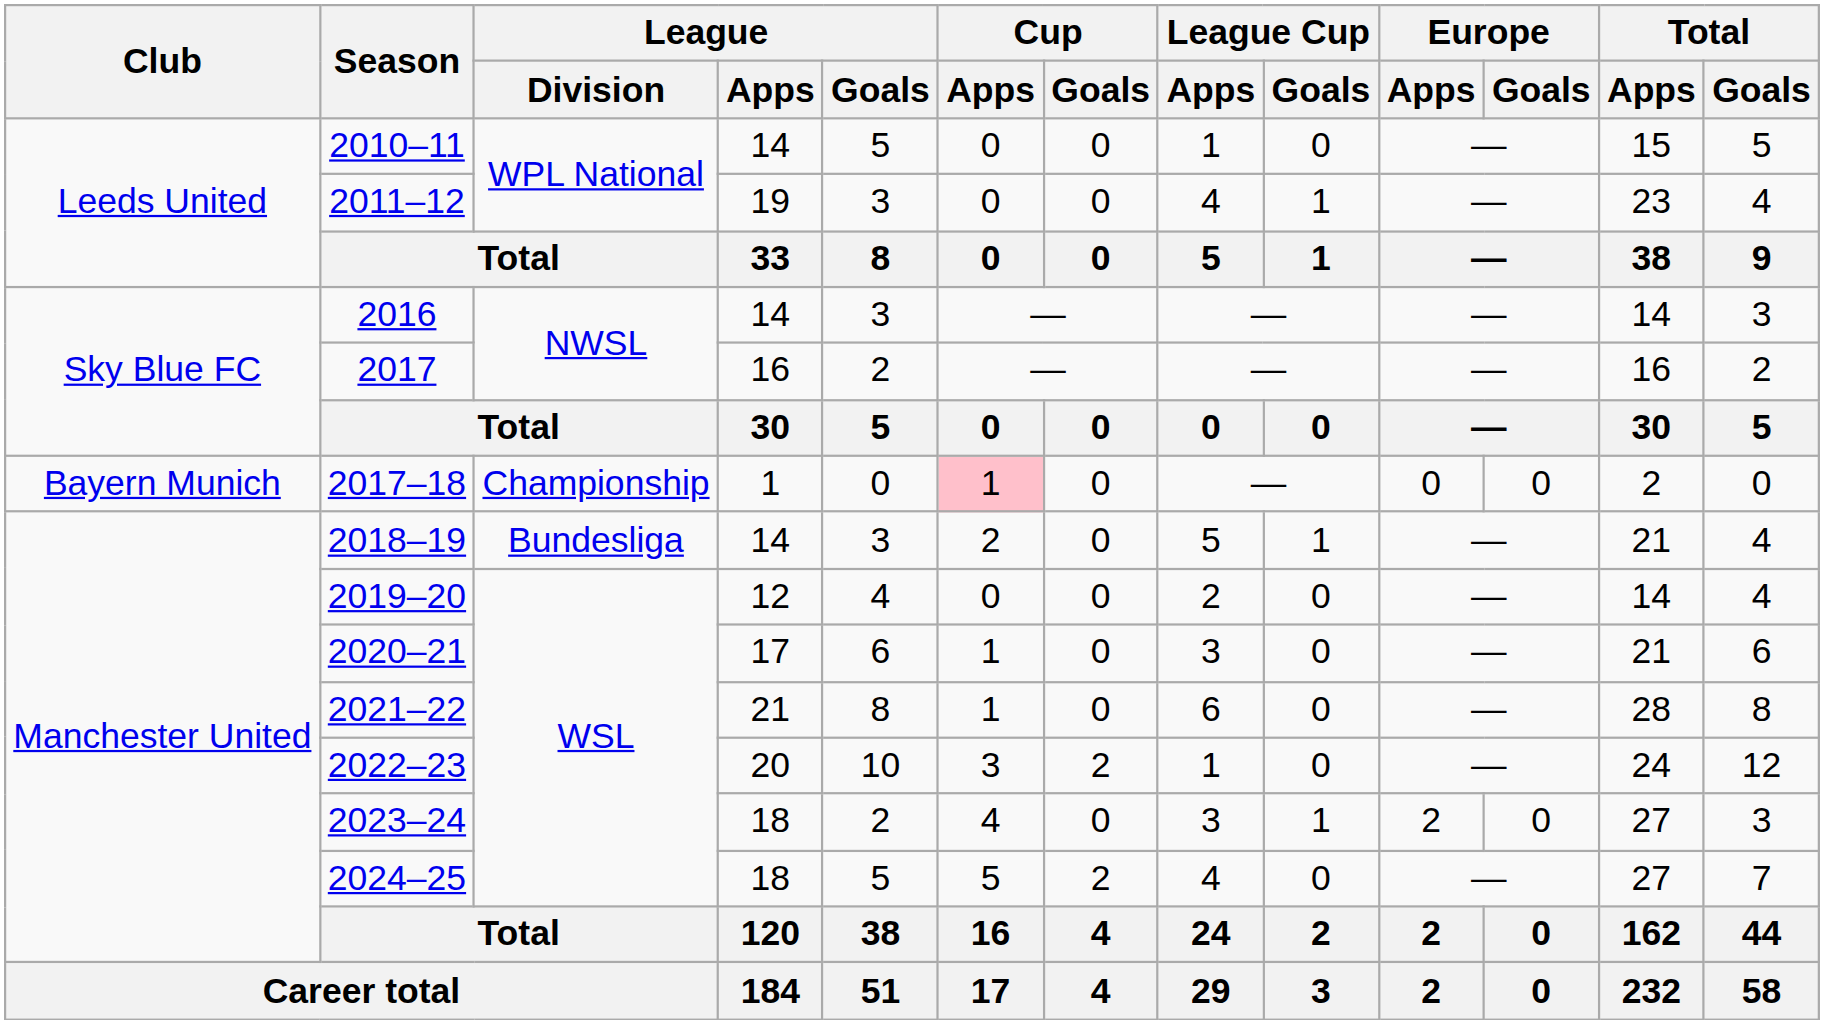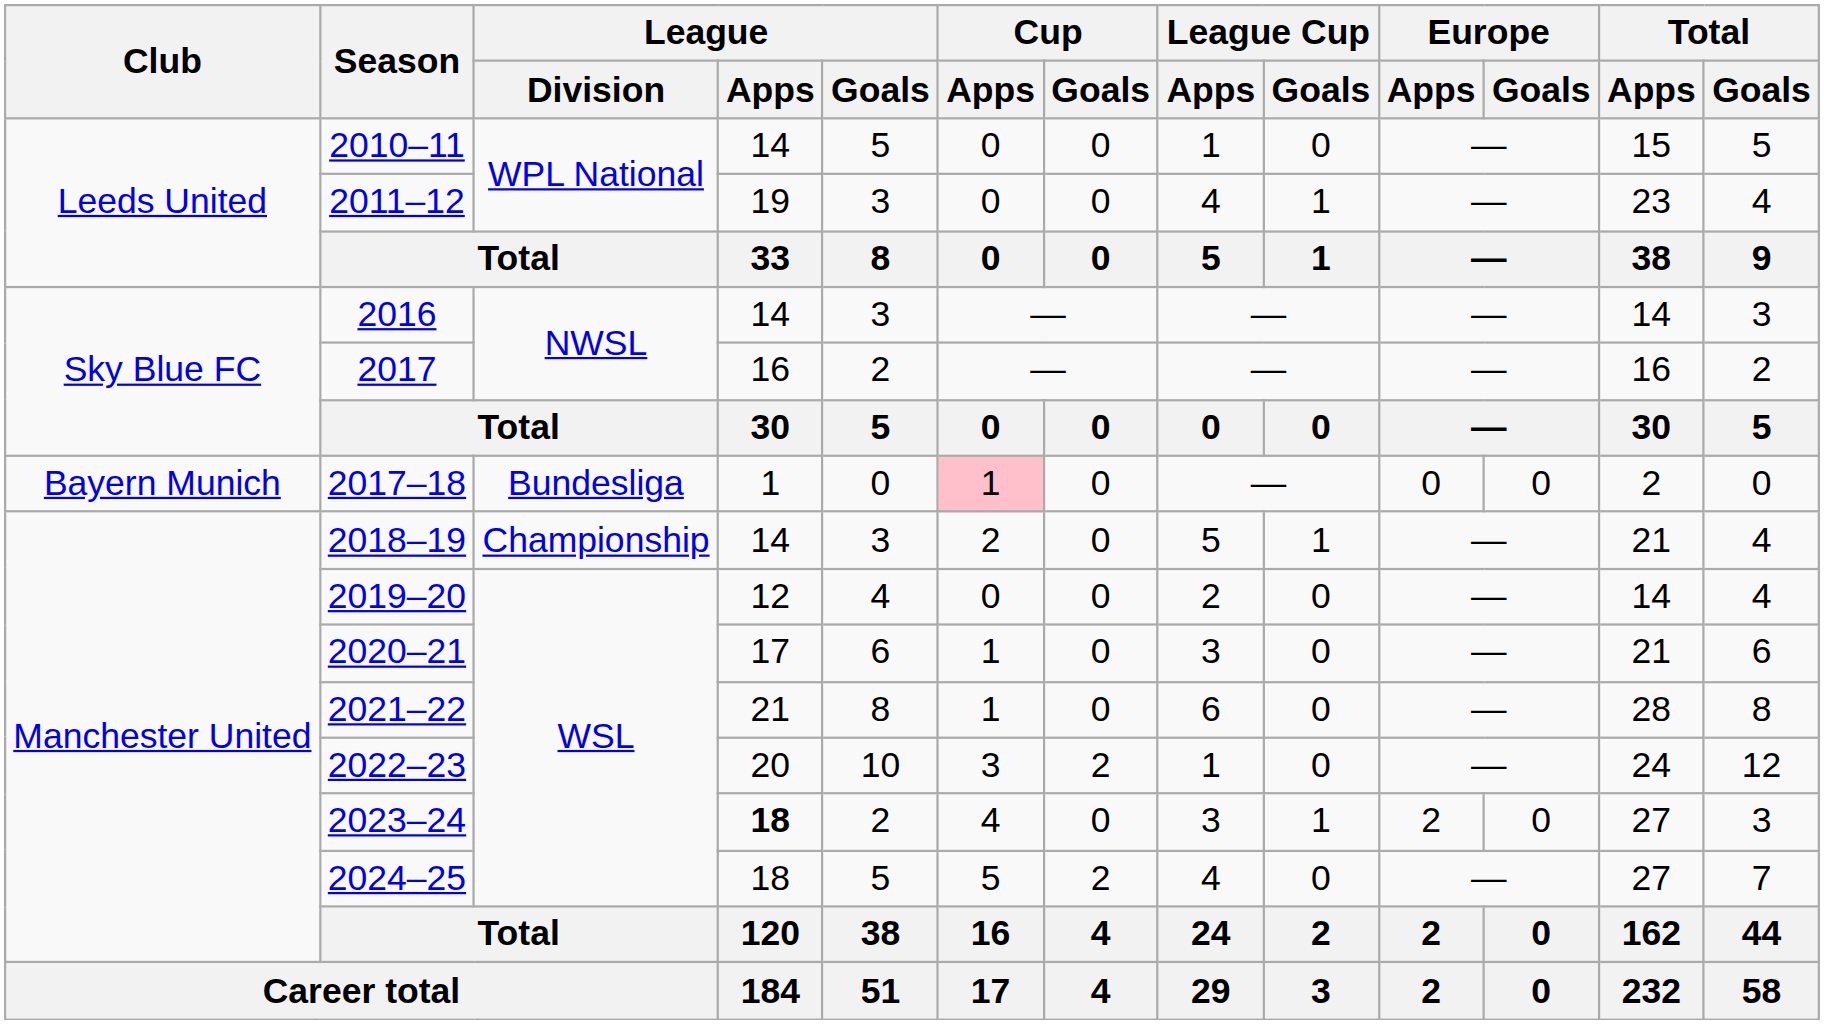(596, 483) Championship -> (596, 483) Bundesliga
(596, 539) Bundesliga -> (596, 539) Championship
(770, 821) normal -> (770, 821) bold
